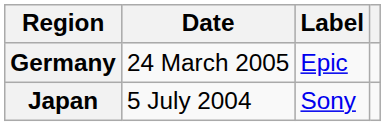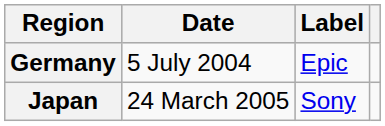(208, 62) 24 March 2005 -> (189, 62) 5 July 2004
(189, 100) 5 July 2004 -> (208, 100) 24 March 2005
